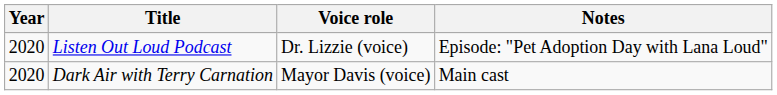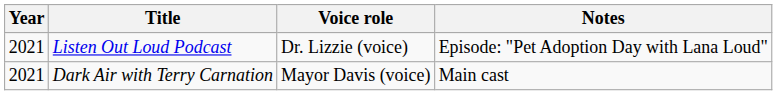(27, 47) 2020 -> (27, 47) 2021
(27, 75) 2020 -> (27, 75) 2021
